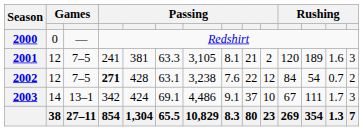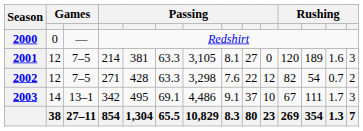(111, 58) 241 -> (111, 58) 214
(251, 58) 21 -> (251, 58) 27
(269, 58) 2 -> (269, 58) 0
(111, 77) bold -> (111, 77) normal
(169, 77) 63.1 -> (169, 77) 63.3
(202, 77) 3,238 -> (202, 77) 3,298
(290, 77) 84 -> (290, 77) 82
(139, 96) 424 -> (139, 96) 495
